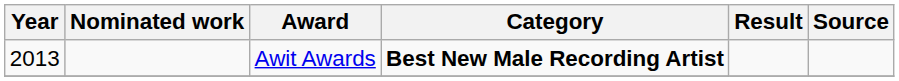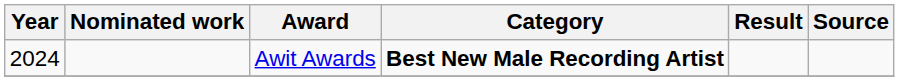(35, 57) 2013 -> (35, 57) 2024
